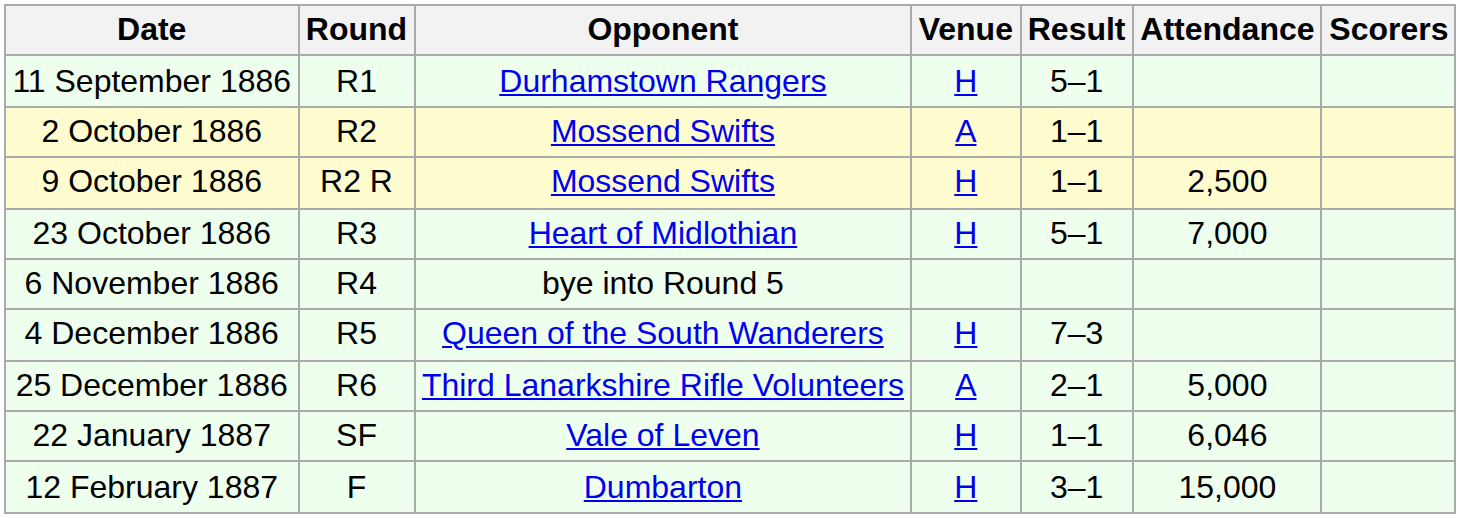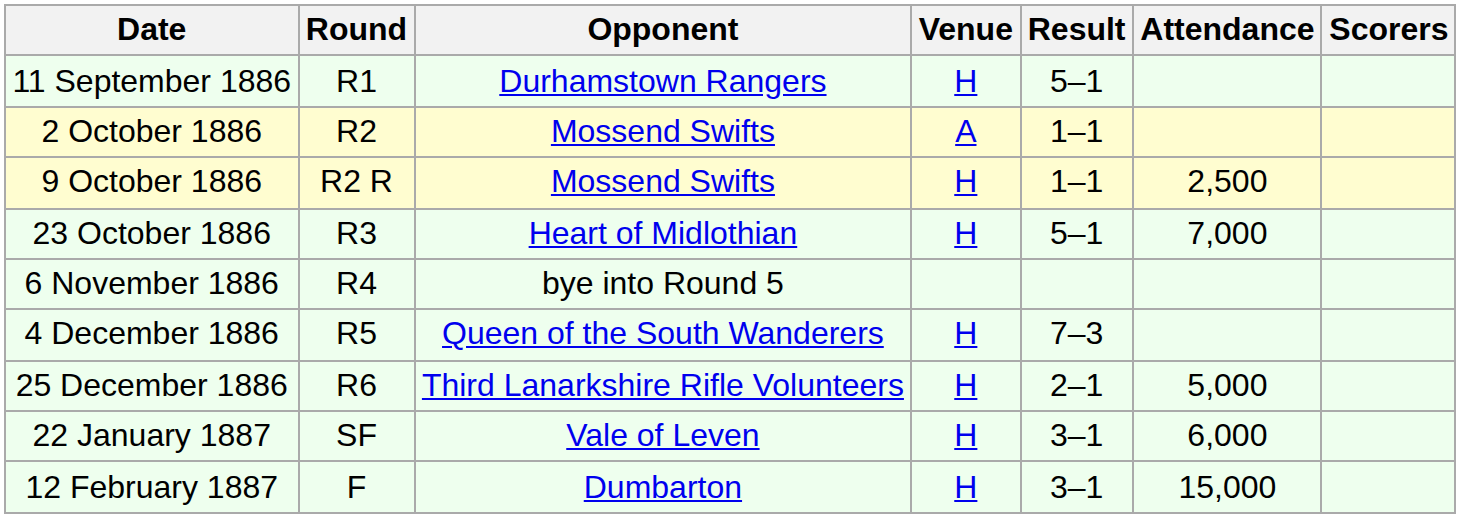(966, 385) A -> (966, 385) H
(1077, 435) 1–1 -> (1077, 435) 3–1
(1227, 435) 6,046 -> (1227, 435) 6,000
